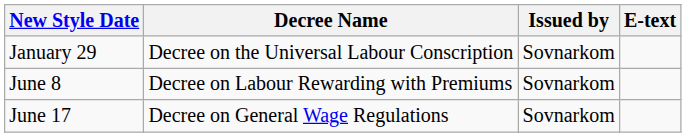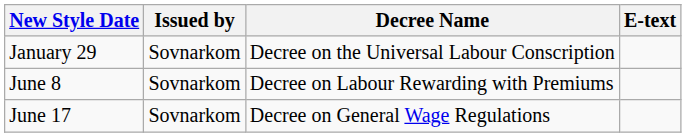columns swapped: (331, 20) <-> (569, 20)
